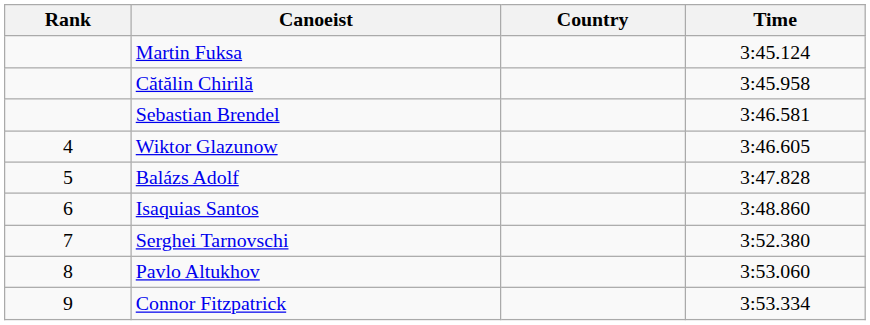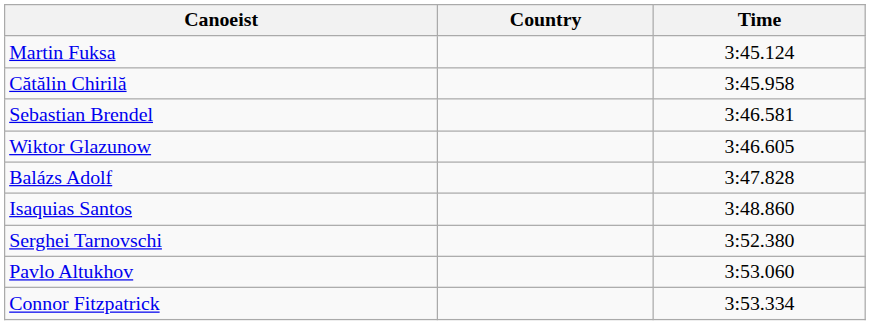- column: (68, 20)
